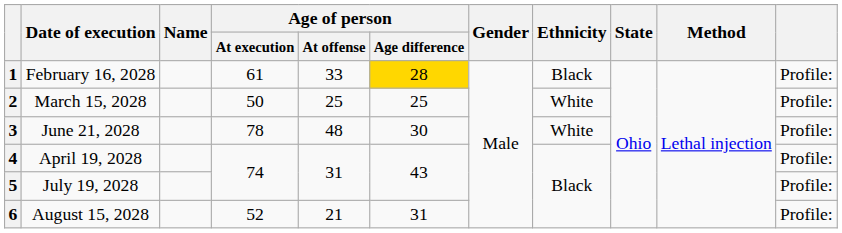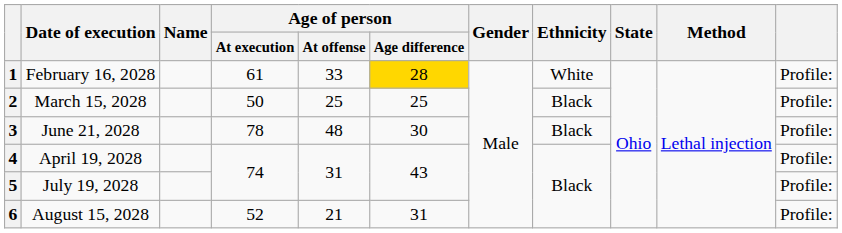(572, 74) Black -> (572, 74) White
(572, 102) White -> (572, 102) Black
(572, 130) White -> (572, 130) Black
